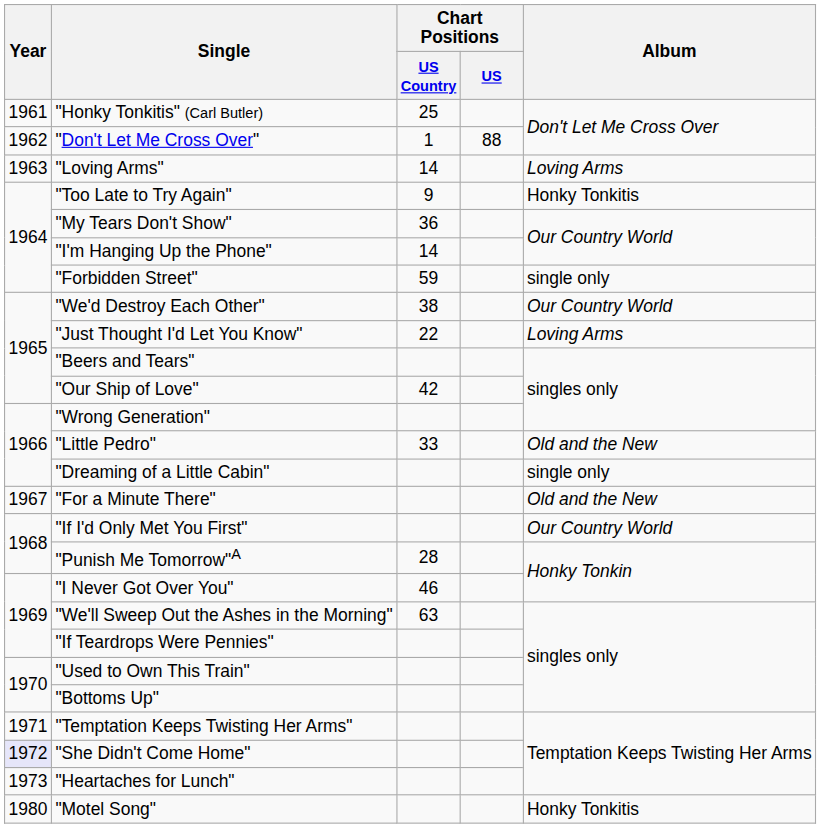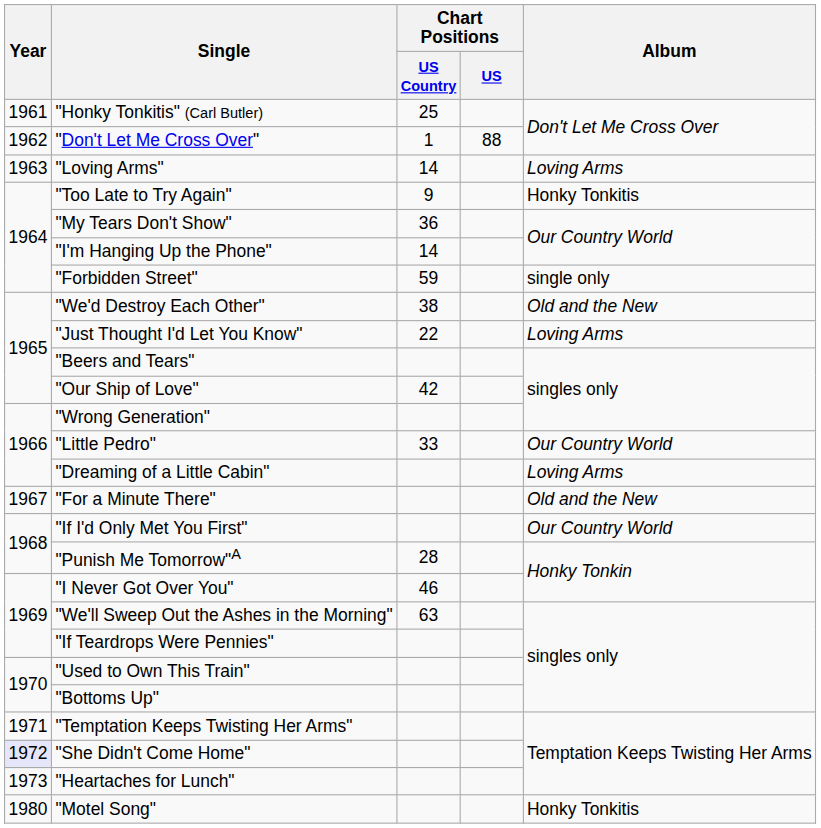(600, 306) Our Country World -> (592, 306) Old and the New
(592, 444) Old and the New -> (600, 444) Our Country World
(568, 472) single only -> (575, 472) Loving Arms
